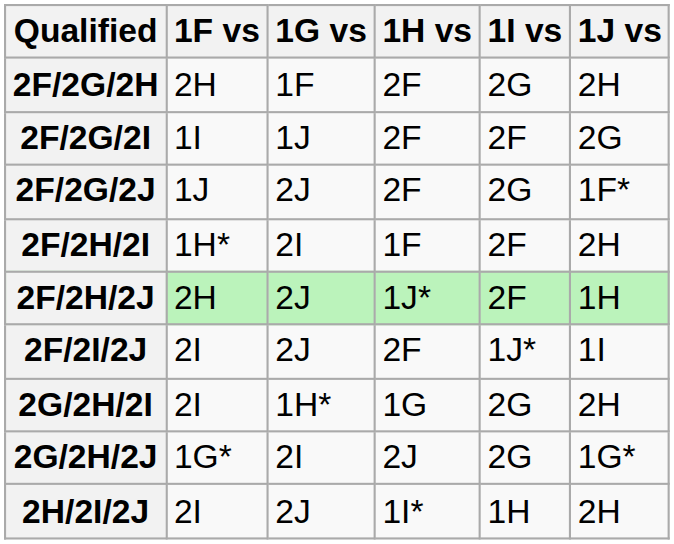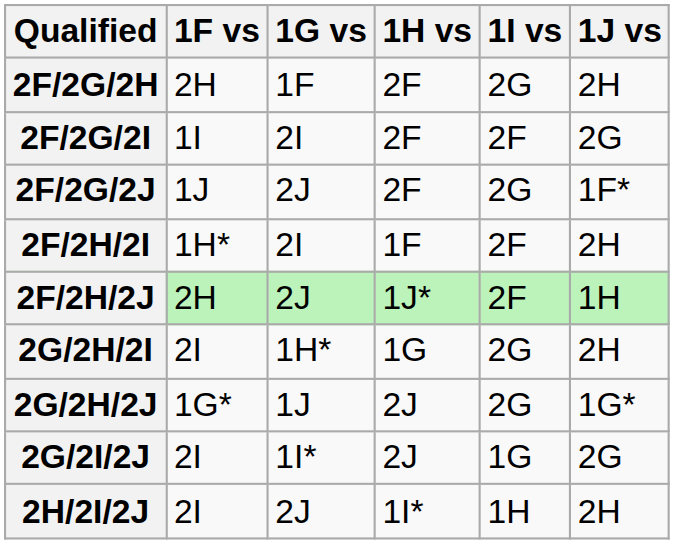(293, 137) 1J -> (289, 137) 2I
- row: (86, 350)
(289, 457) 2I -> (293, 404) 1J
+ row: (86, 457)
